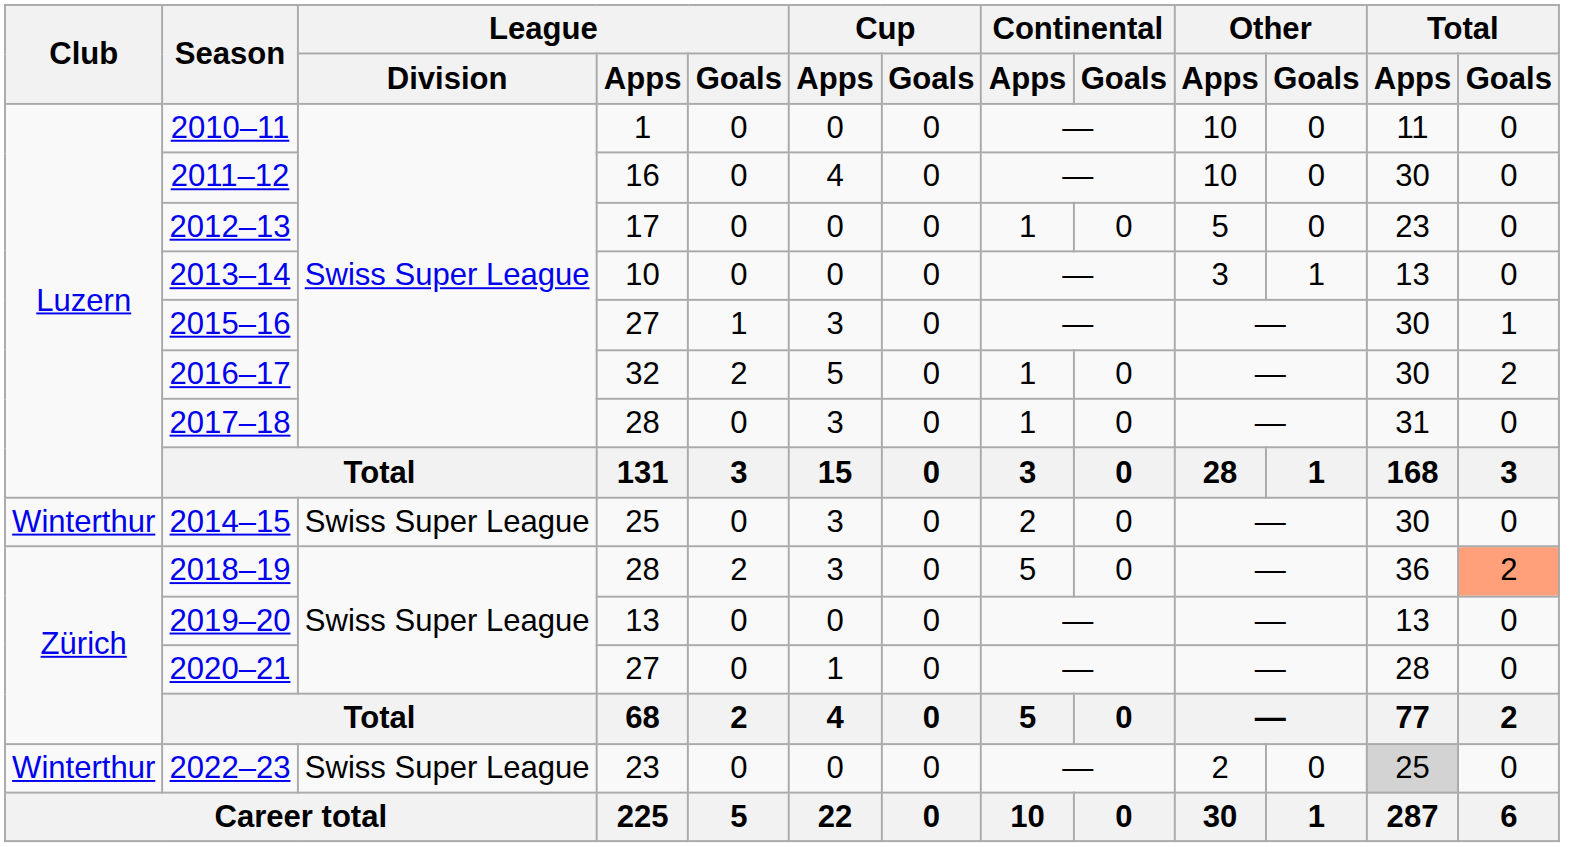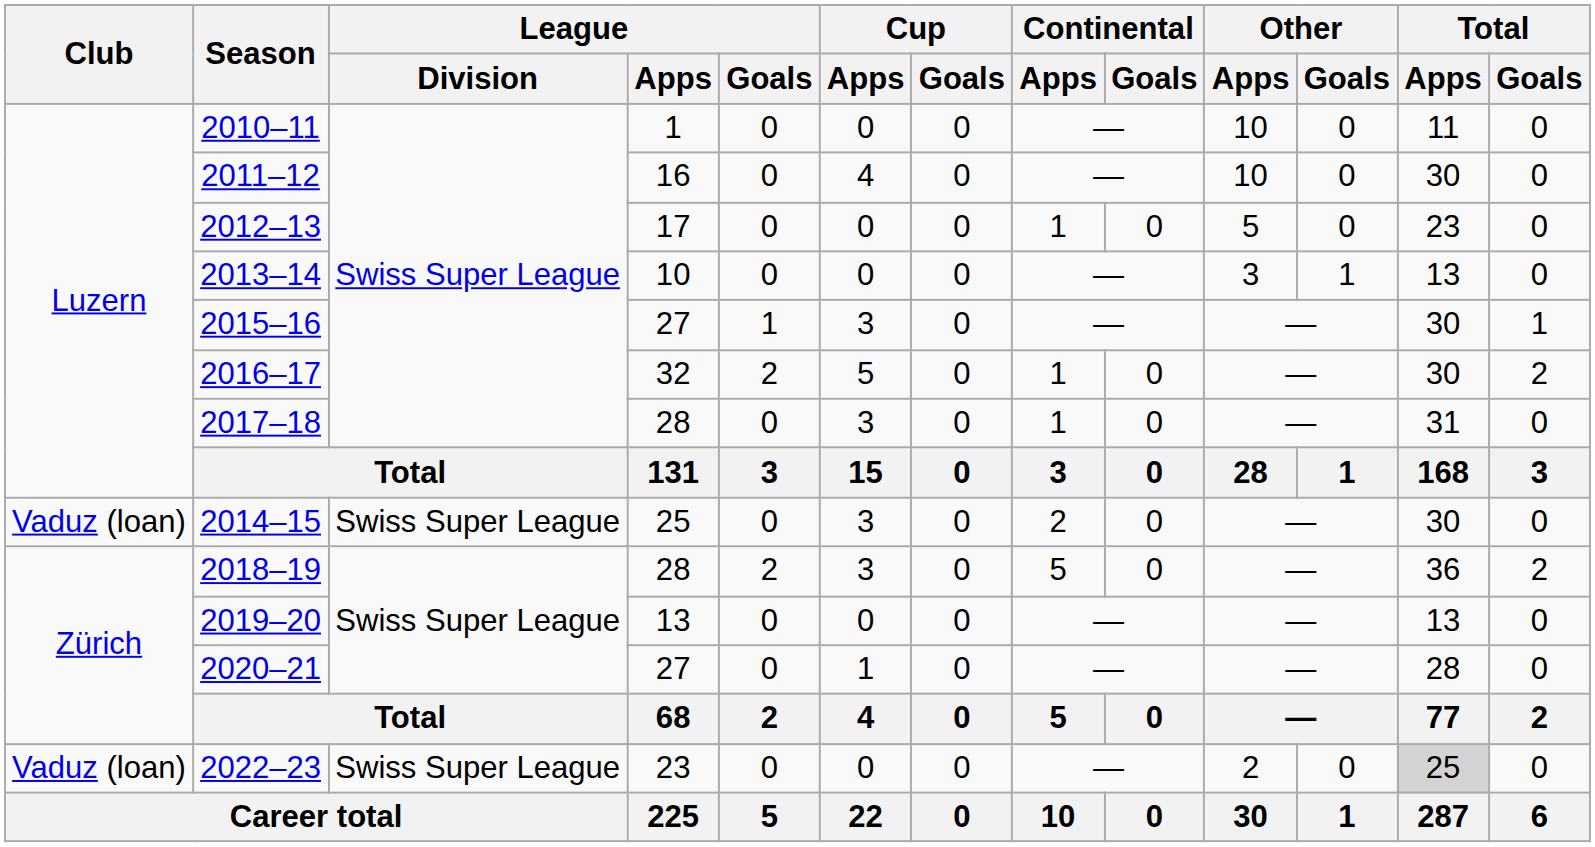(84, 521) Winterthur -> (99, 521) Vaduz (loan)
(1509, 570) lightsalmon background -> (1539, 570) no background
(84, 767) Winterthur -> (99, 767) Vaduz (loan)
